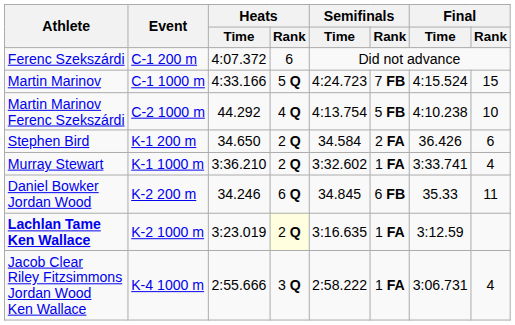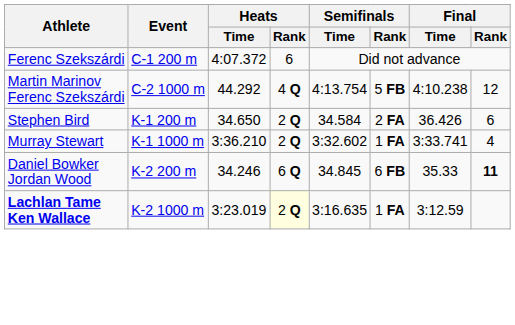- row: (54, 82)
(490, 112) 10 -> (490, 89) 12
(490, 194) normal -> (490, 172) bold
- row: (65, 286)
